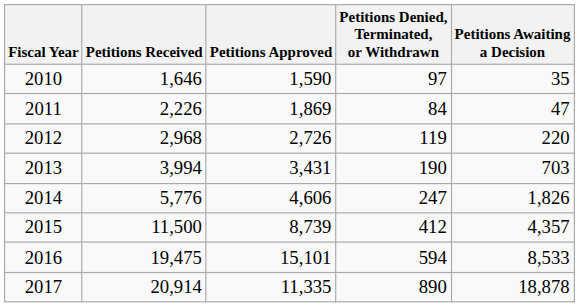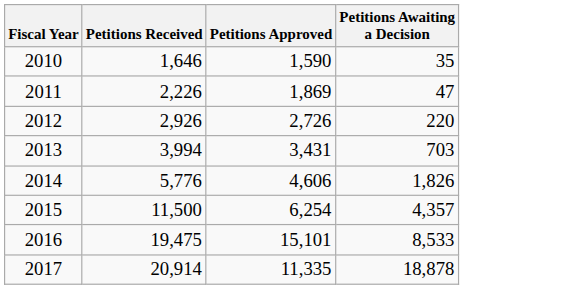- column: (393, 34)
(181, 138) 2,968 -> (181, 120) 2,926
(310, 227) 8,739 -> (310, 210) 6,254
